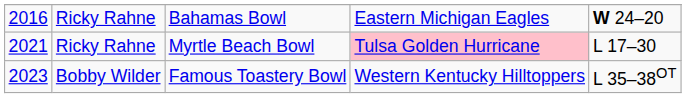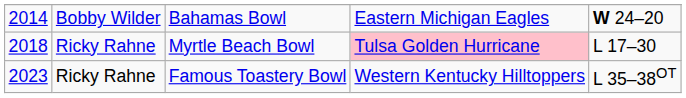(28, 18) 2016 -> (28, 18) 2014
(106, 18) Ricky Rahne -> (108, 18) Bobby Wilder
(28, 46) 2021 -> (28, 46) 2018
(108, 76) Bobby Wilder -> (106, 76) Ricky Rahne
